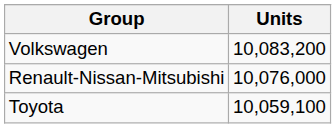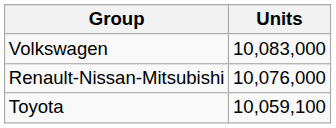(279, 48) 10,083,200 -> (279, 48) 10,083,000
